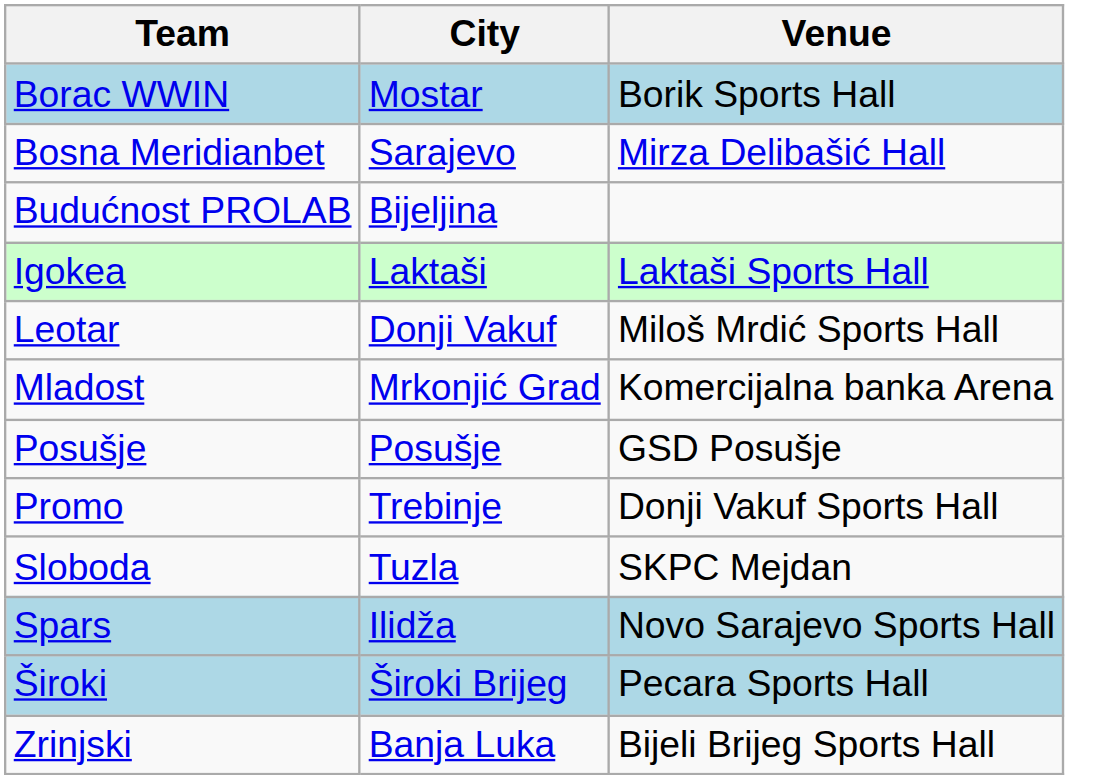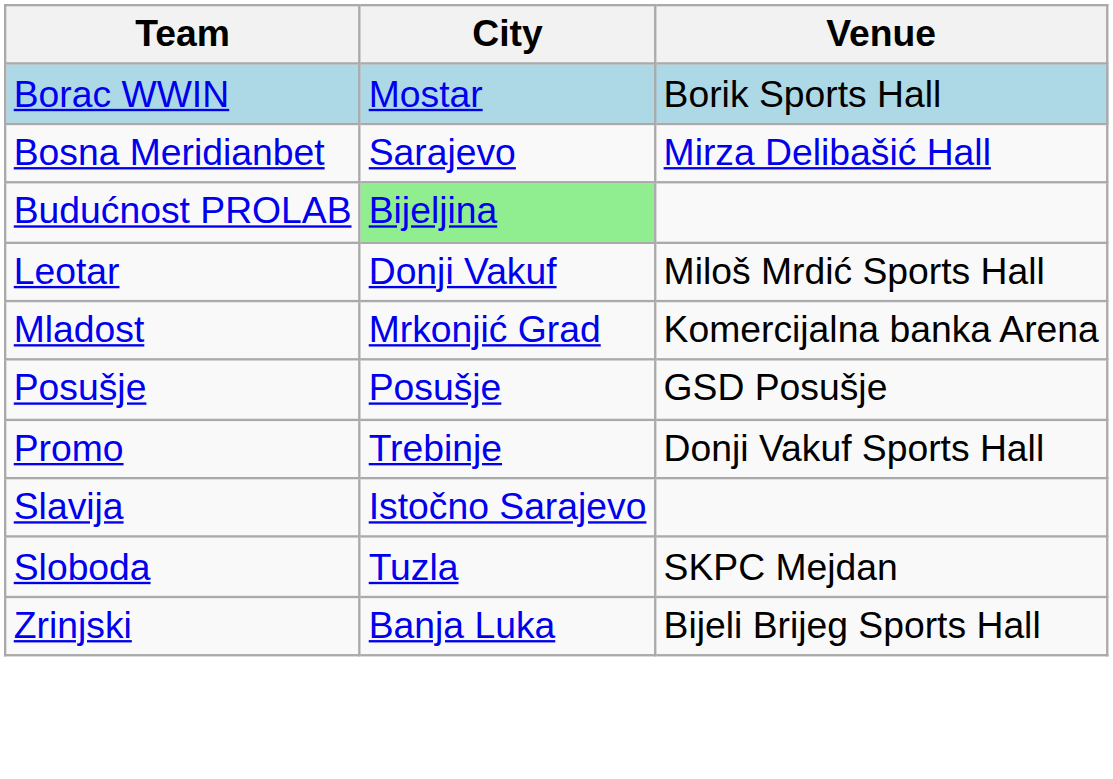(433, 211) no background -> (433, 211) lightgreen background
- row: (70, 270)
+ row: (69, 507)
- row: (62, 625)
- row: (60, 684)
